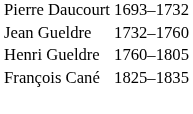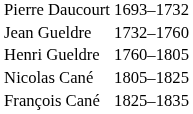+ row: (49, 78)
